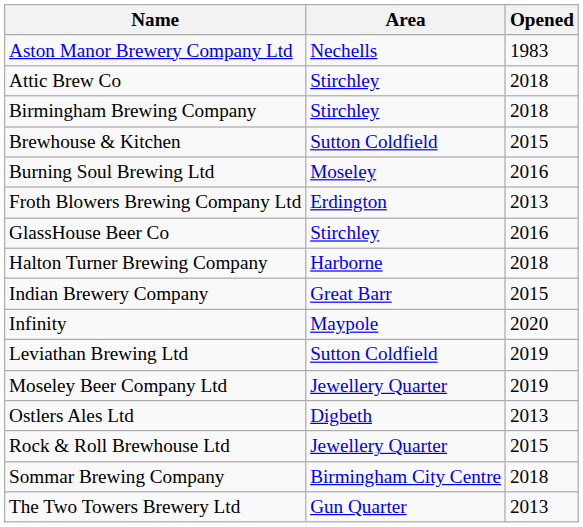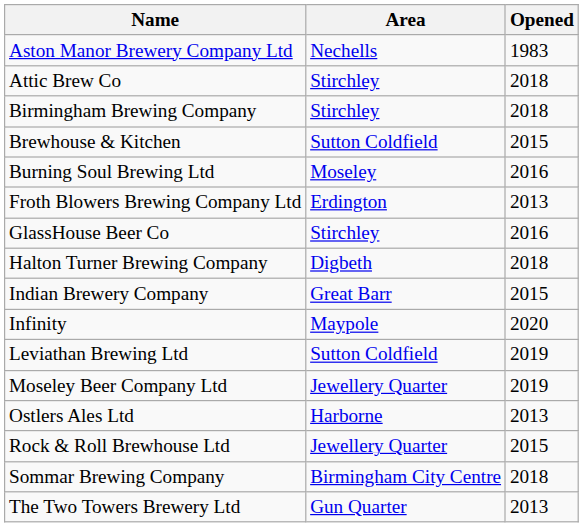(346, 263) Harborne -> (341, 263) Digbeth
(341, 415) Digbeth -> (346, 415) Harborne
